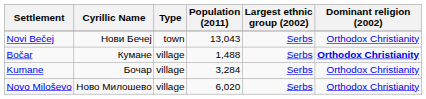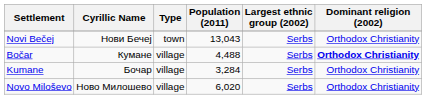(228, 54) 1,488 -> (228, 54) 4,488
